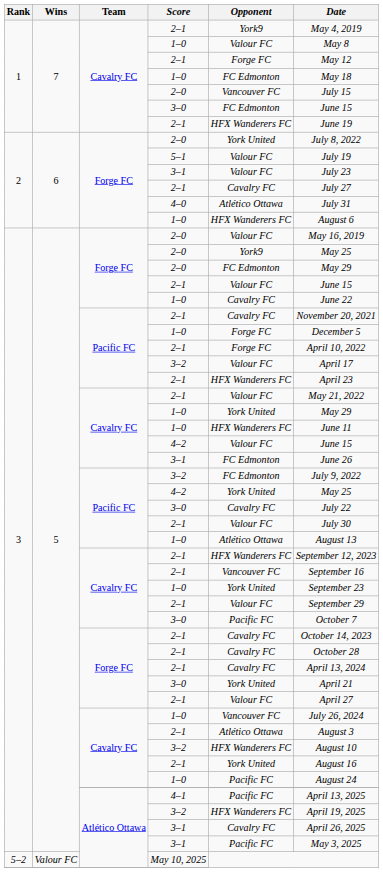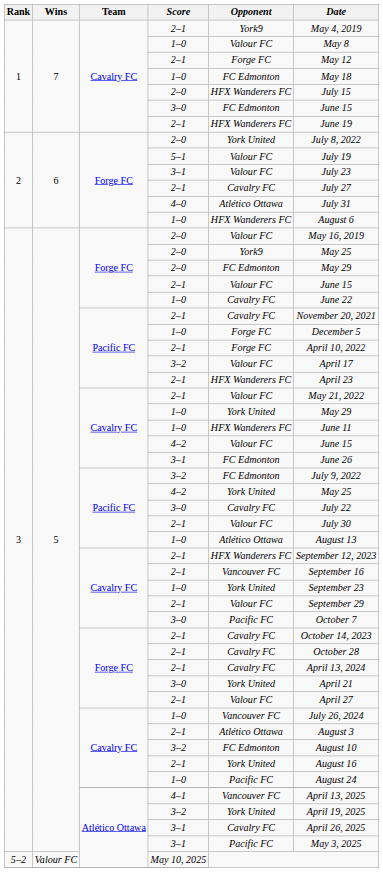(251, 92) Vancouver FC -> (251, 92) HFX Wanderers FC
(251, 747) HFX Wanderers FC -> (251, 747) FC Edmonton
(251, 795) Pacific FC -> (251, 795) Vancouver FC
(251, 811) HFX Wanderers FC -> (251, 811) York United
